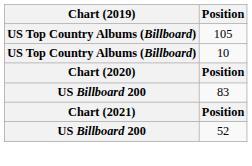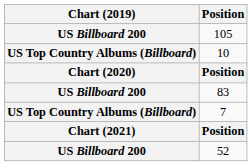(102, 33) US Top Country Albums (Billboard) -> (102, 33) US Billboard 200
+ row: (223, 111)
